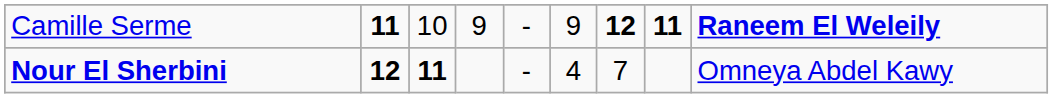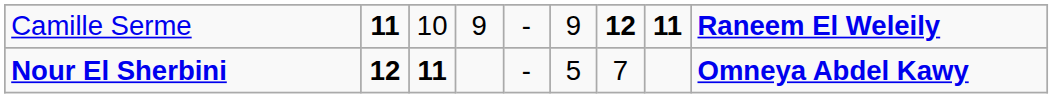(573, 69) 4 -> (573, 69) 5
(825, 69) normal -> (833, 69) bold
